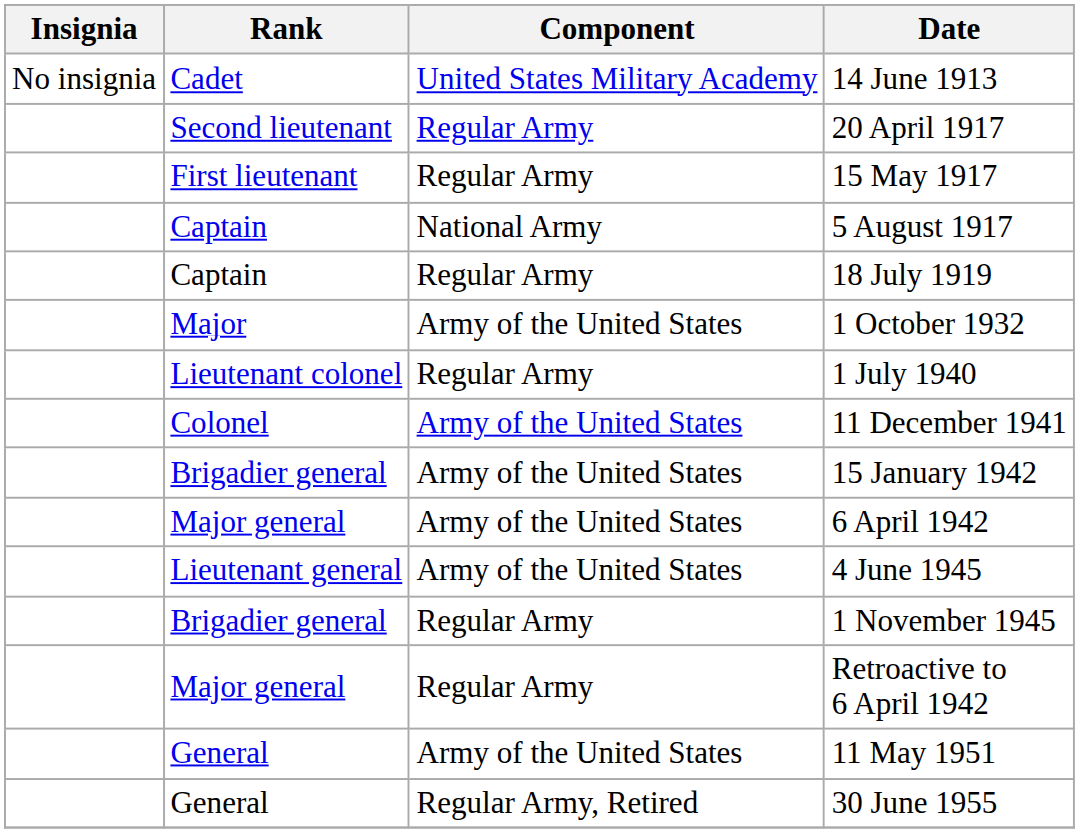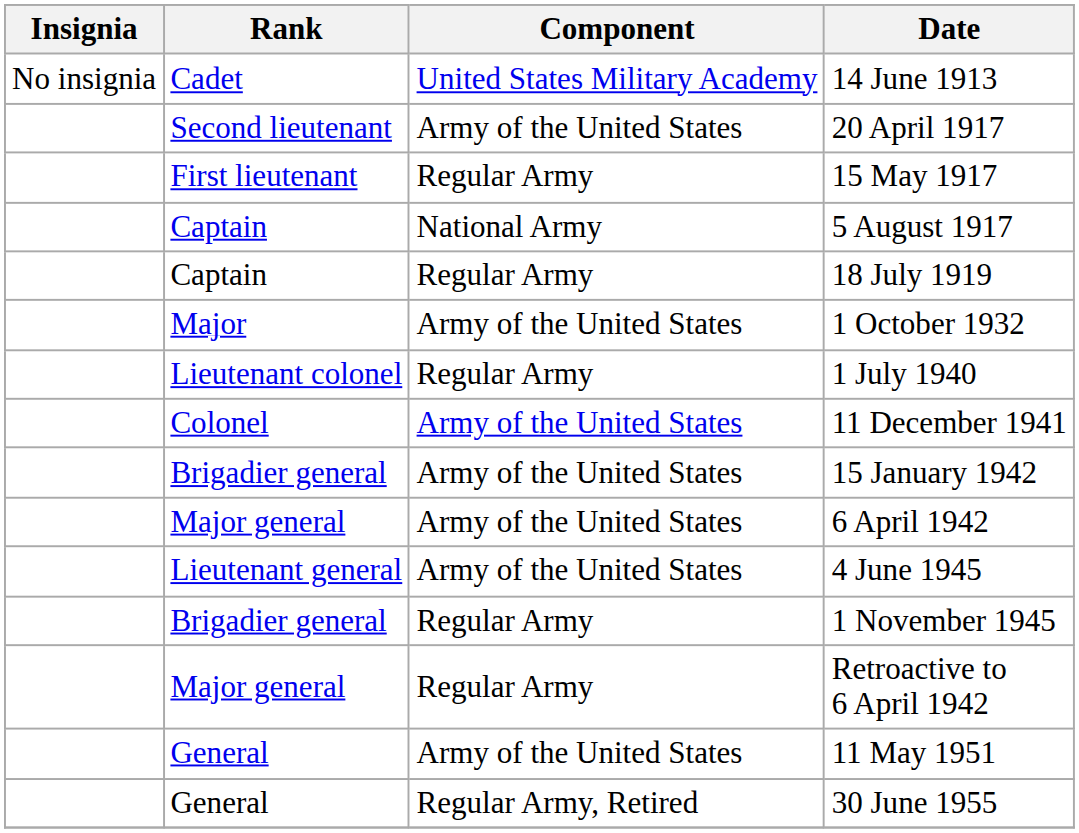(505, 127) Regular Army -> (580, 127) Army of the United States
